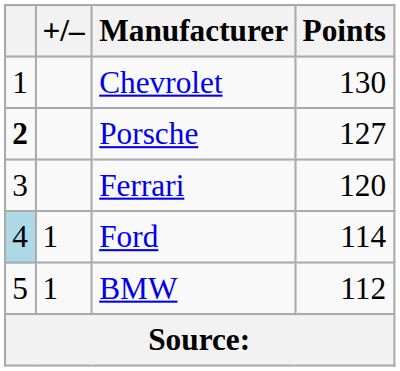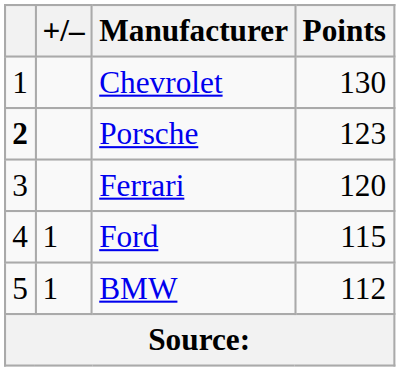(363, 133) 127 -> (363, 133) 123
(20, 237) lightblue background -> (20, 237) no background
(363, 237) 114 -> (363, 237) 115
